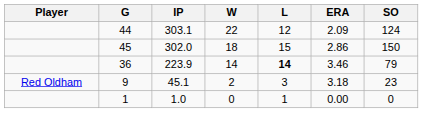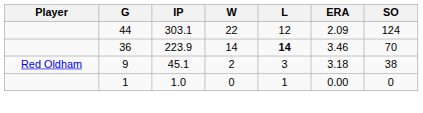- row: (125, 47)
(391, 64) 79 -> (391, 47) 70
(391, 82) 23 -> (391, 64) 38
